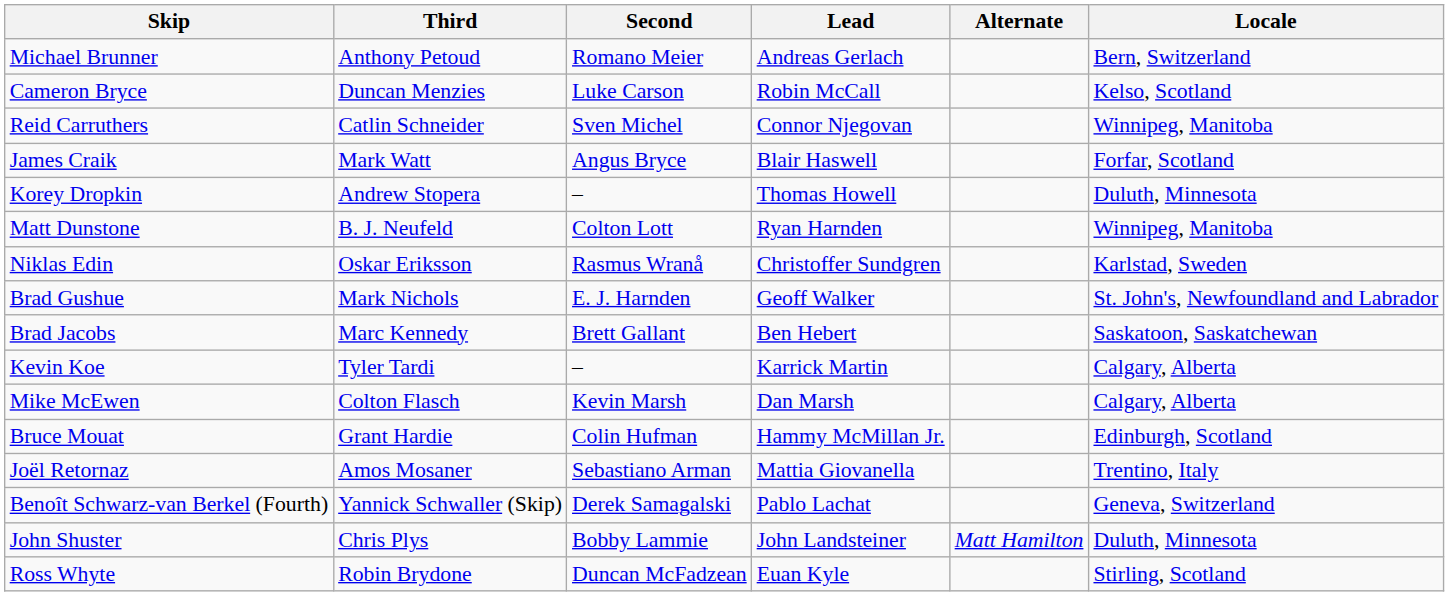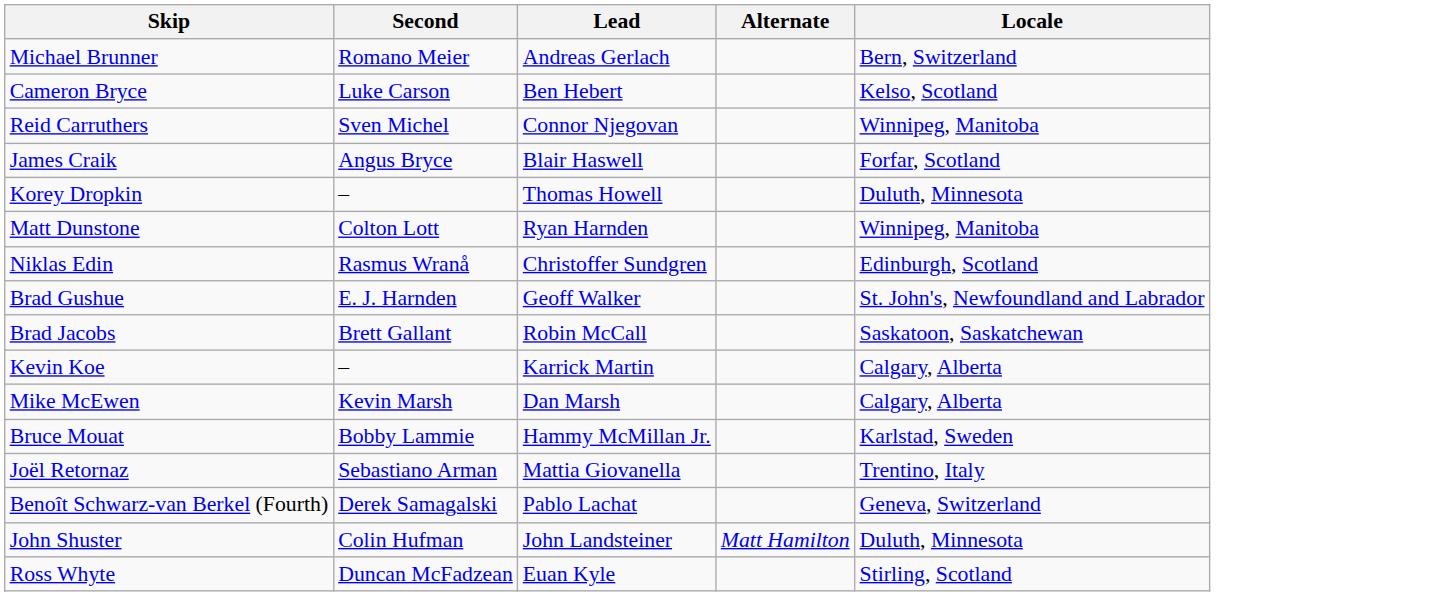- column: (450, 21)
(819, 90) Robin McCall -> (573, 90) Ben Hebert
(1170, 263) Karlstad, Sweden -> (949, 263) Edinburgh, Scotland
(807, 332) Ben Hebert -> (585, 332) Robin McCall
(635, 435) Colin Hufman -> (406, 435) Bobby Lammie
(1183, 435) Edinburgh, Scotland -> (936, 435) Karlstad, Sweden
(640, 539) Bobby Lammie -> (401, 539) Colin Hufman
